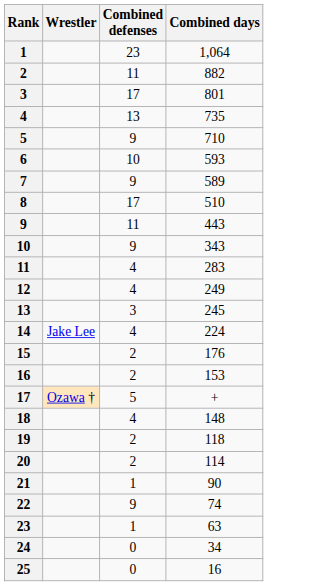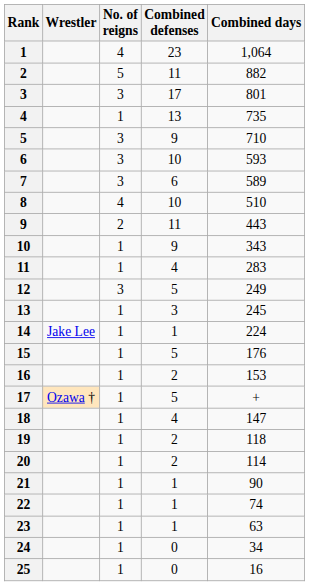+ column: (120, 22)
(133, 181) 9 -> (174, 181) 6
(133, 203) 17 -> (174, 203) 10
(133, 289) 4 -> (174, 289) 5
(133, 332) 4 -> (174, 332) 1
(133, 354) 2 -> (174, 354) 5
(215, 418) 148 -> (256, 418) 147
(133, 505) 9 -> (174, 505) 1
